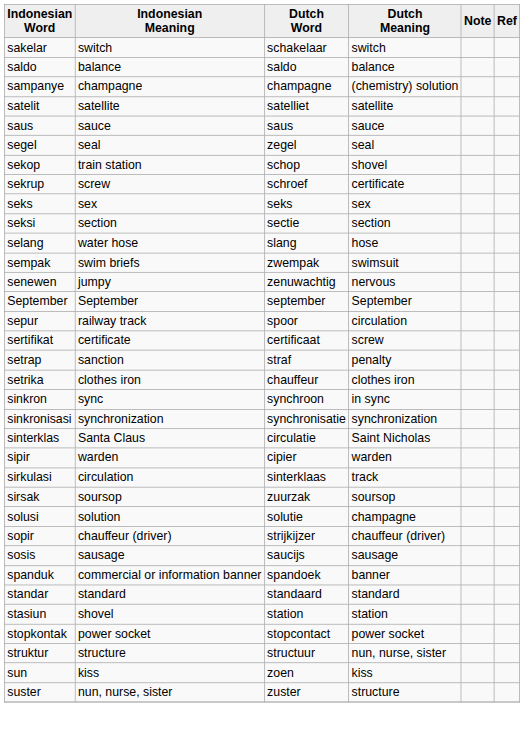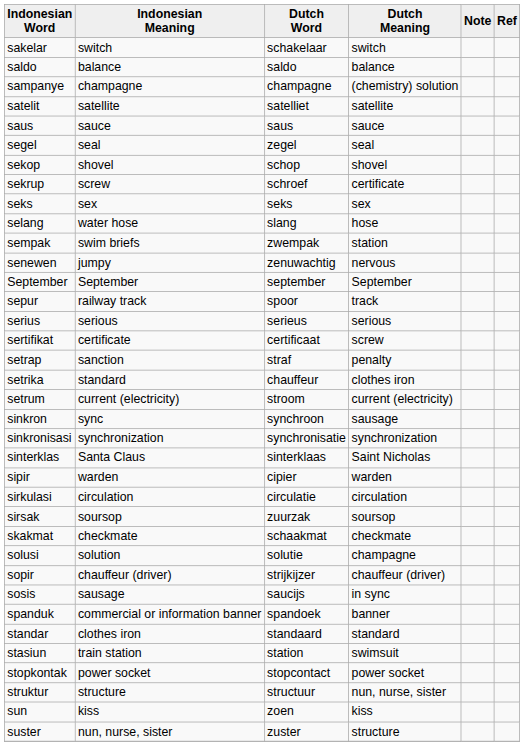(110, 164) train station -> (96, 164) shovel
- row: (21, 223)
(375, 262) swimsuit -> (370, 243) station
(379, 321) circulation -> (365, 301) track
+ row: (24, 321)
(109, 379) clothes iron -> (102, 379) standard
+ row: (26, 399)
(371, 399) in sync -> (375, 418) sausage
(291, 438) circulatie -> (297, 457) sinterklaas
(297, 477) sinterklaas -> (291, 497) circulatie
(365, 477) track -> (379, 497) circulation
+ row: (30, 536)
(375, 555) sausage -> (371, 594) in sync
(102, 594) standard -> (109, 633) clothes iron
(96, 614) shovel -> (110, 653) train station
(370, 614) station -> (375, 653) swimsuit
